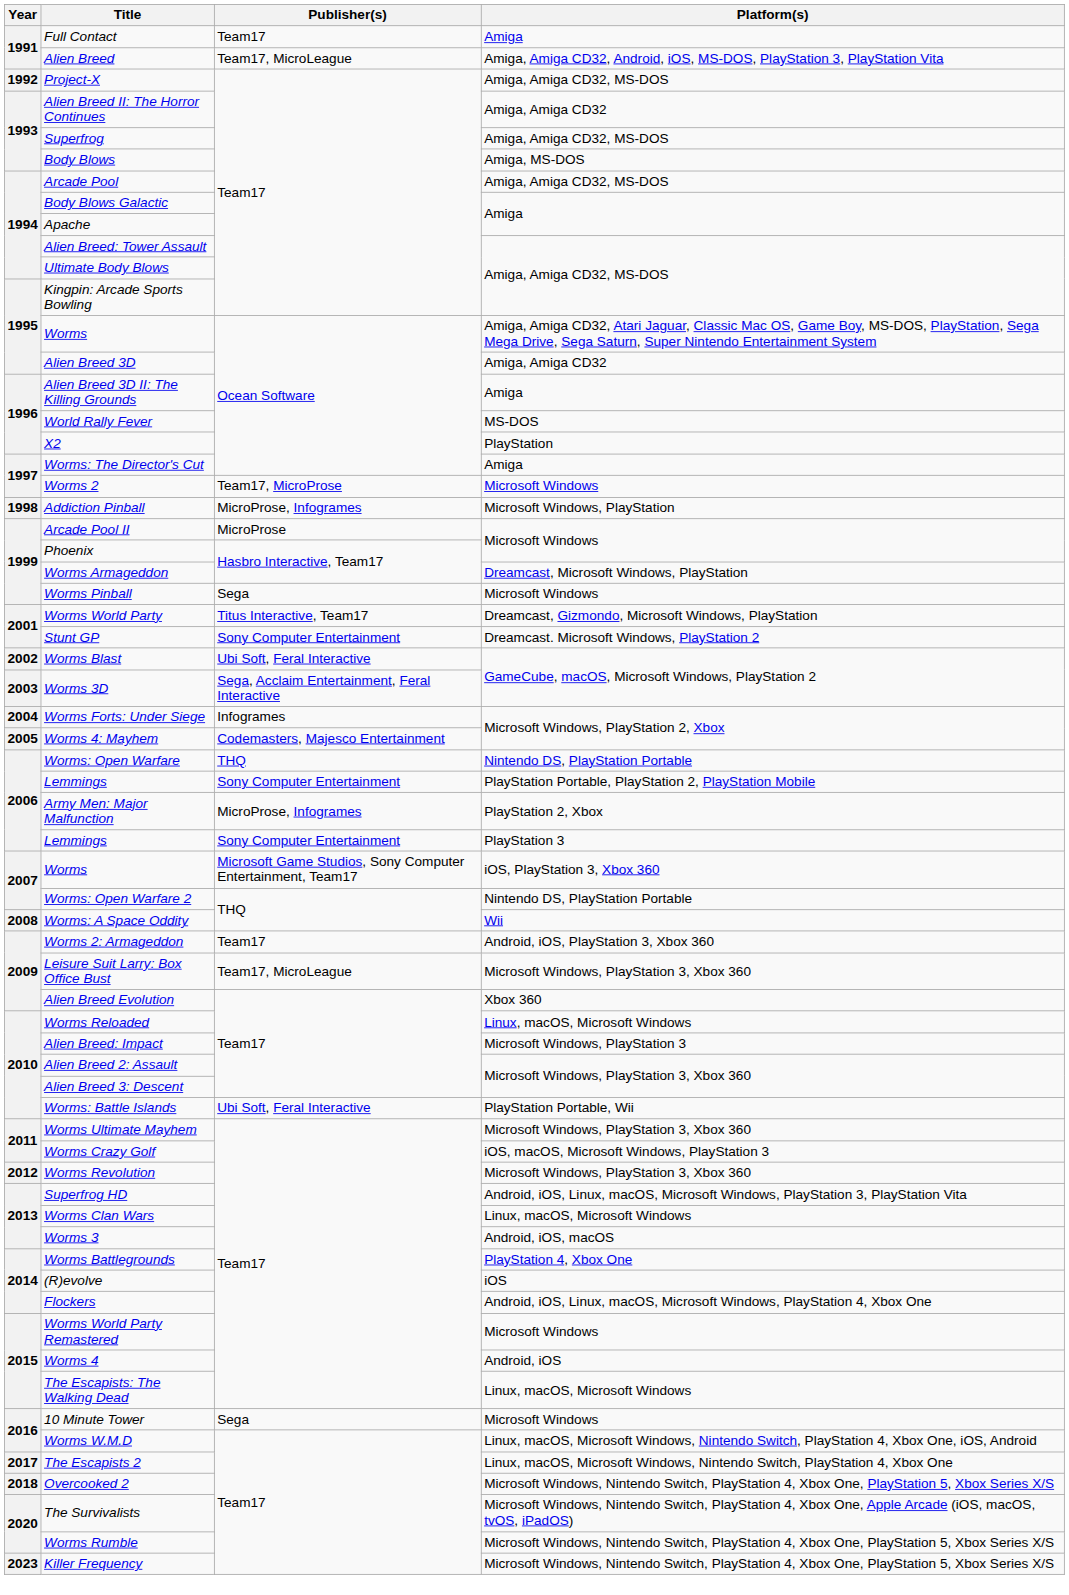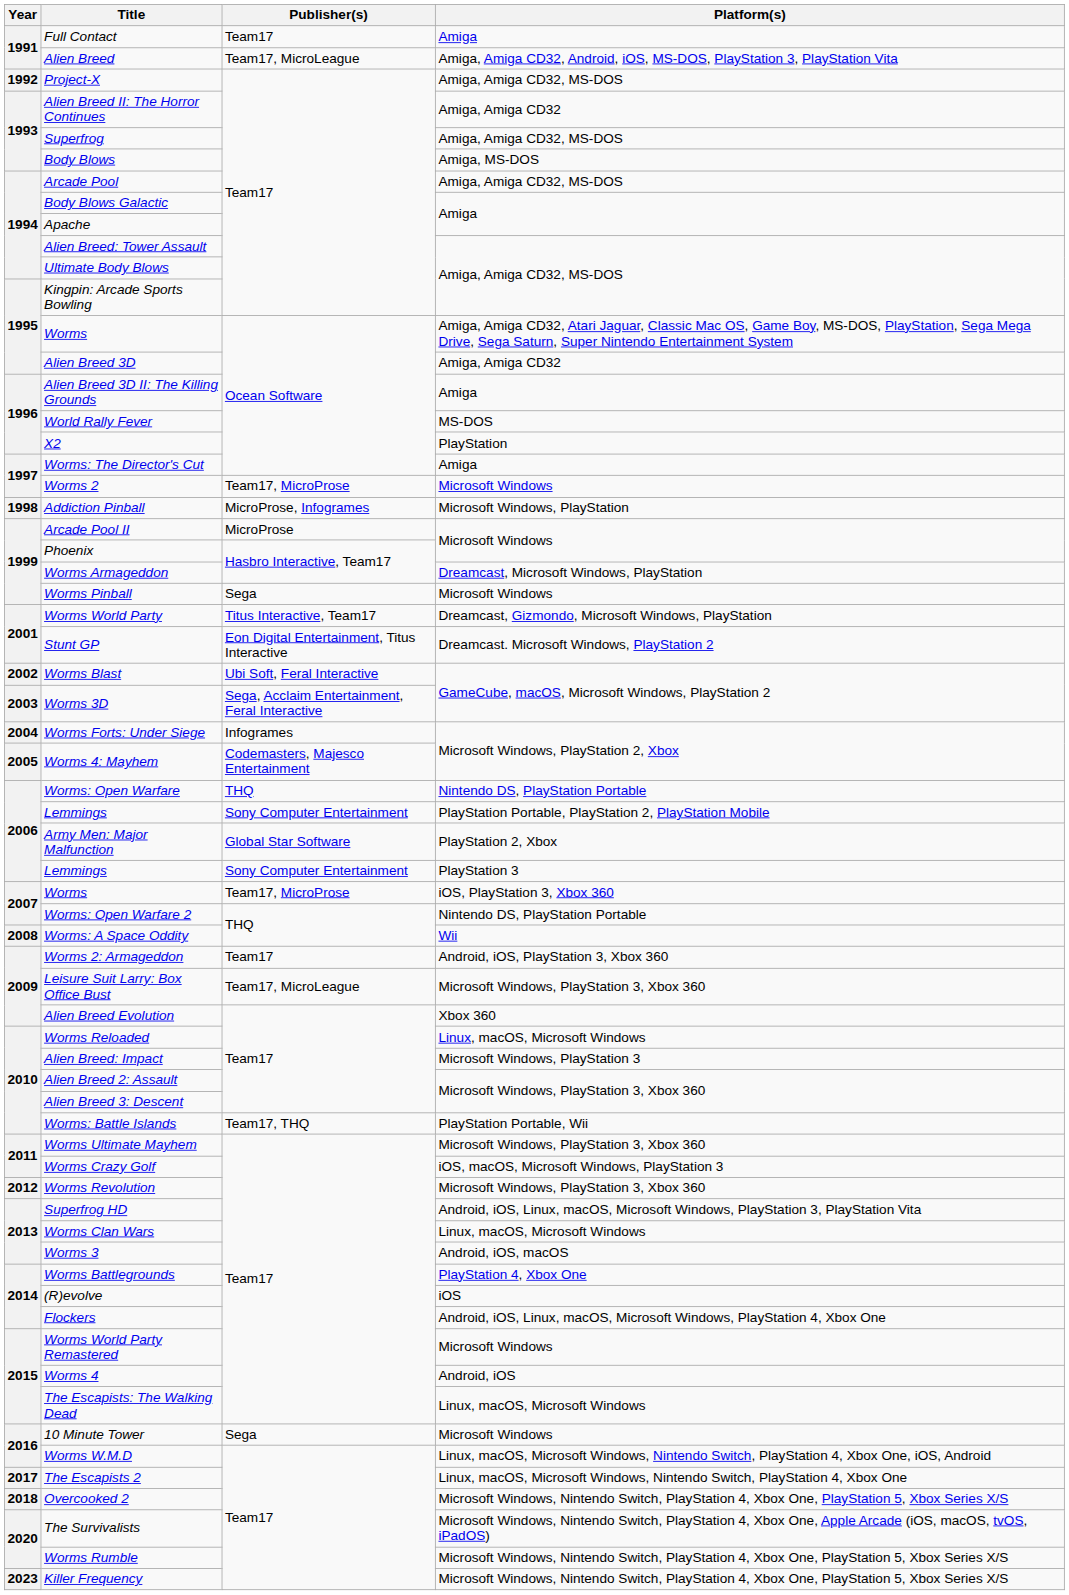(309, 637) Sony Computer Entertainment -> (320, 644) Eon Digital Entertainment, Titus Interactive
(289, 811) MicroProse, Infogrames -> (288, 841) Global Star Software
(341, 869) Microsoft Game Studios, Sony Computer Entertainment, Team17 -> (287, 892) Team17, MicroProse
(294, 1108) Ubi Soft, Feral Interactive -> (267, 1123) Team17, THQ
